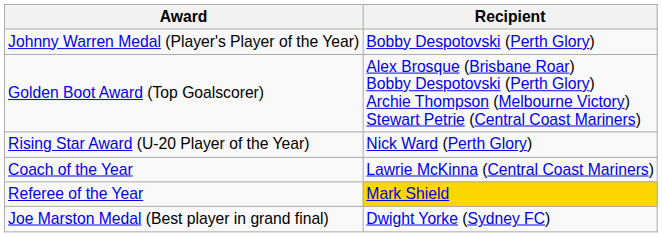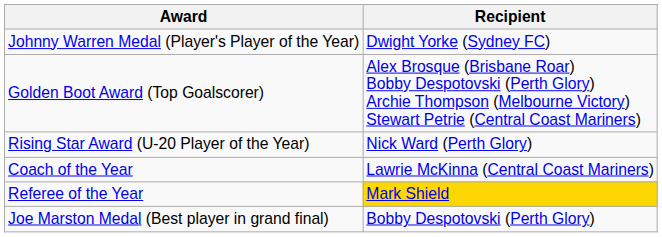(481, 41) Bobby Despotovski (Perth Glory) -> (458, 41) Dwight Yorke (Sydney FC)
(458, 219) Dwight Yorke (Sydney FC) -> (481, 219) Bobby Despotovski (Perth Glory)
